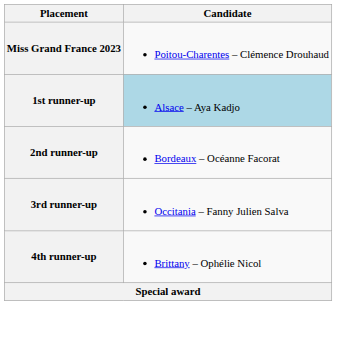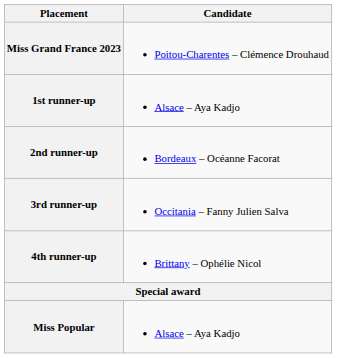(227, 107) lightblue background -> (227, 107) no background
+ row: (64, 327)
